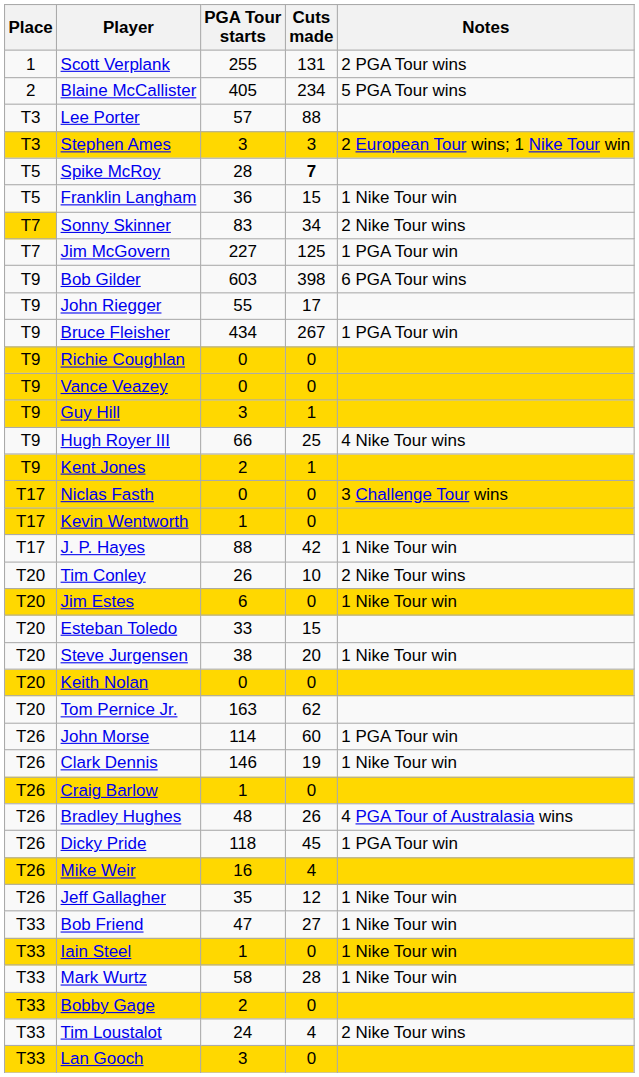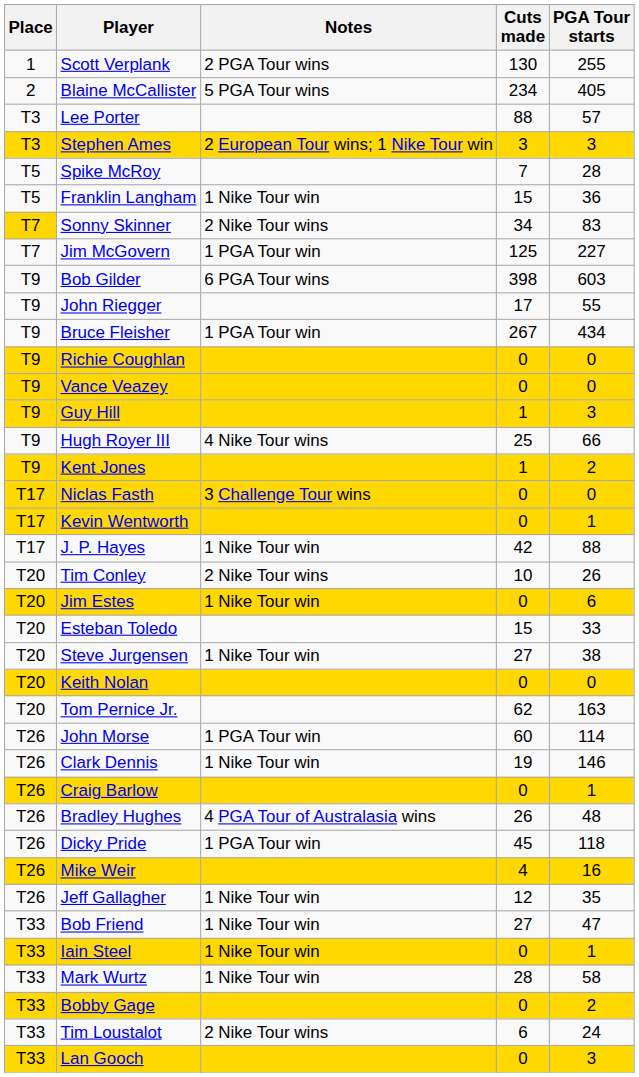columns swapped: (243, 27) <-> (486, 27)
(311, 63) 131 -> (523, 63) 130
(311, 171) bold -> (523, 171) normal
(311, 655) 20 -> (523, 655) 27
(311, 1032) 4 -> (523, 1032) 6
